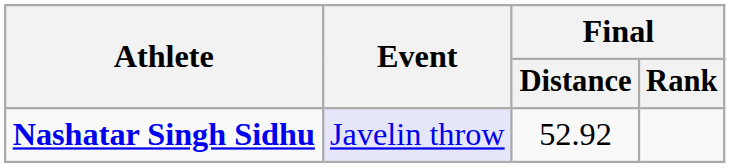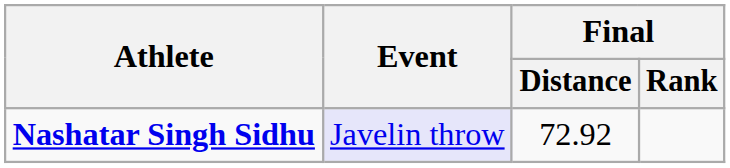(575, 135) 52.92 -> (575, 135) 72.92
